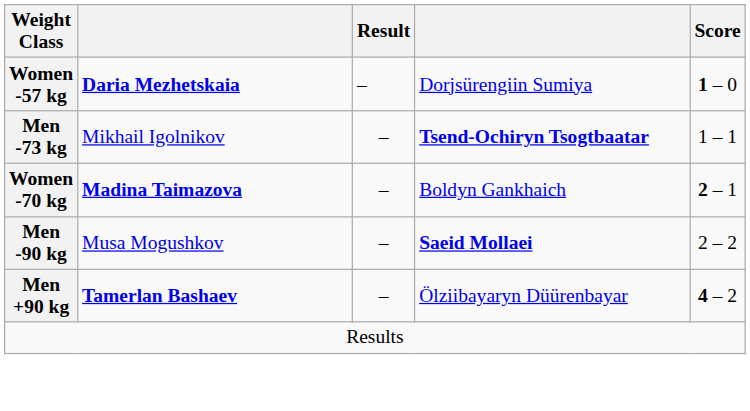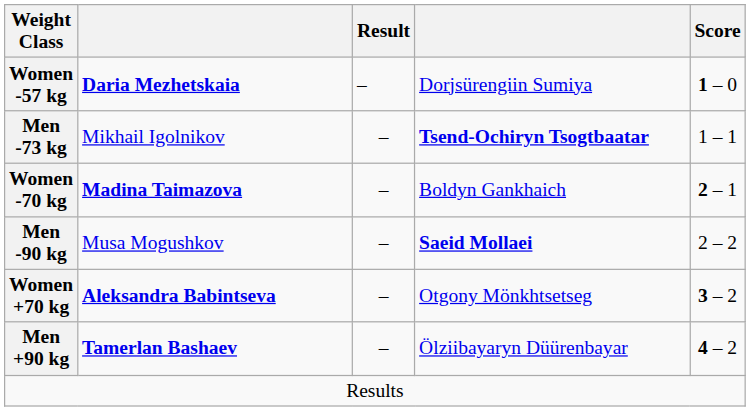+ row: (41, 295)
